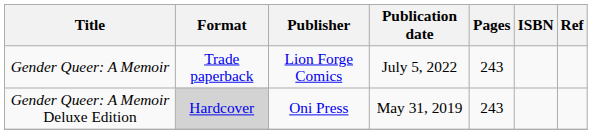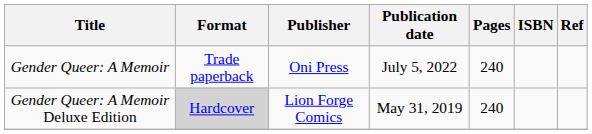(319, 66) Lion Forge Comics -> (319, 66) Oni Press
(492, 66) 243 -> (492, 66) 240
(319, 108) Oni Press -> (319, 108) Lion Forge Comics
(492, 108) 243 -> (492, 108) 240
